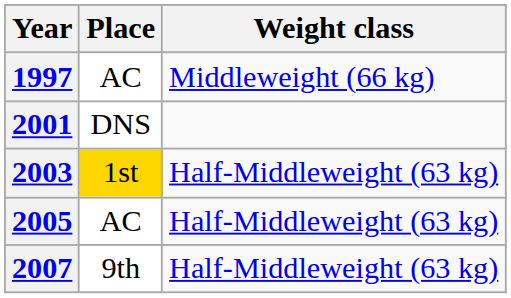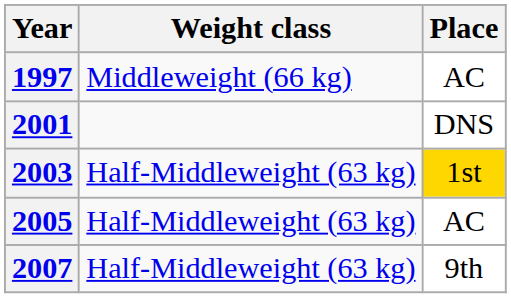columns swapped: (121, 28) <-> (334, 28)
